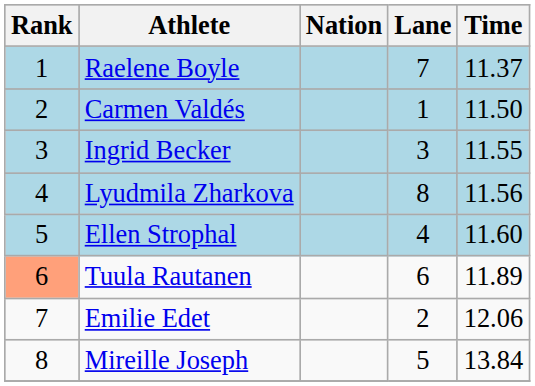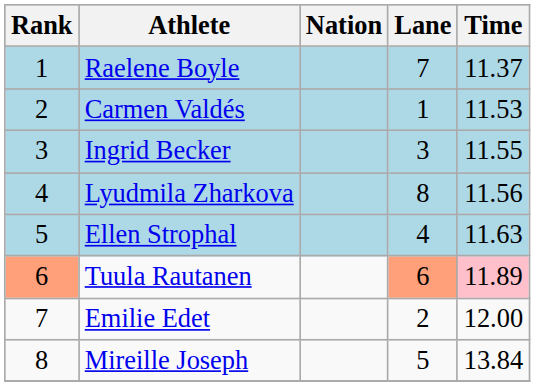(493, 109) 11.50 -> (493, 109) 11.53
(493, 234) 11.60 -> (493, 234) 11.63
(423, 276) no background -> (423, 276) lightsalmon background
(493, 276) no background -> (493, 276) pink background
(493, 318) 12.06 -> (493, 318) 12.00
